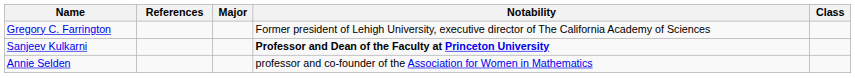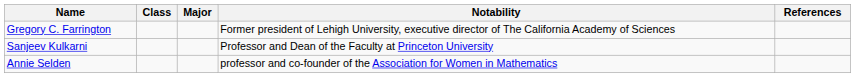columns swapped: (830, 13) <-> (175, 13)
(402, 47) bold -> (357, 47) normal
